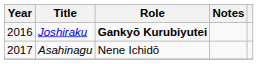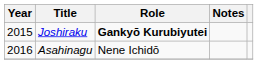(20, 31) 2016 -> (20, 31) 2015
(20, 50) 2017 -> (20, 50) 2016
